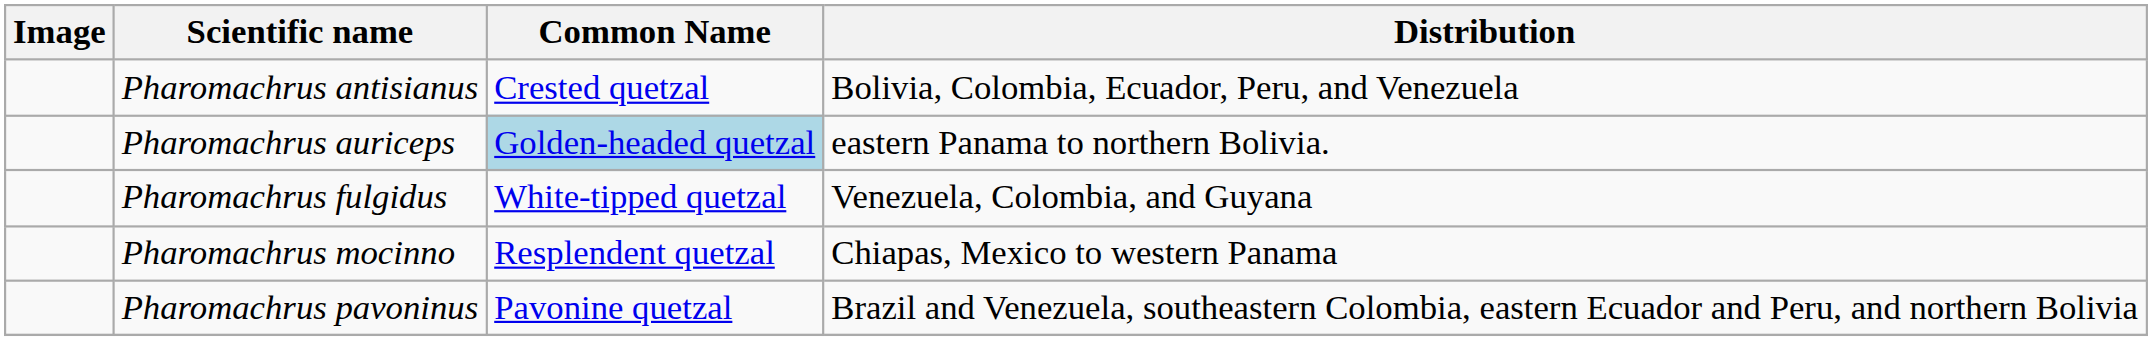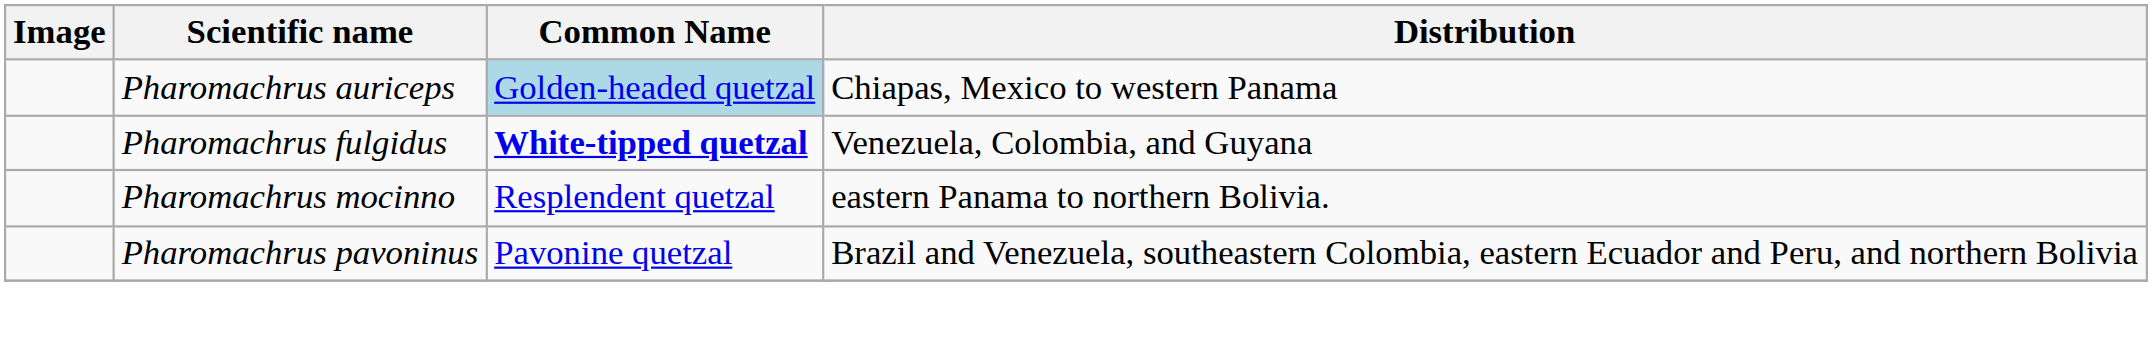- row: (300, 87)
(1080, 142) eastern Panama to northern Bolivia. -> (1084, 87) Chiapas, Mexico to western Panama
(640, 197) normal -> (651, 142) bold
(1084, 252) Chiapas, Mexico to western Panama -> (1080, 197) eastern Panama to northern Bolivia.
